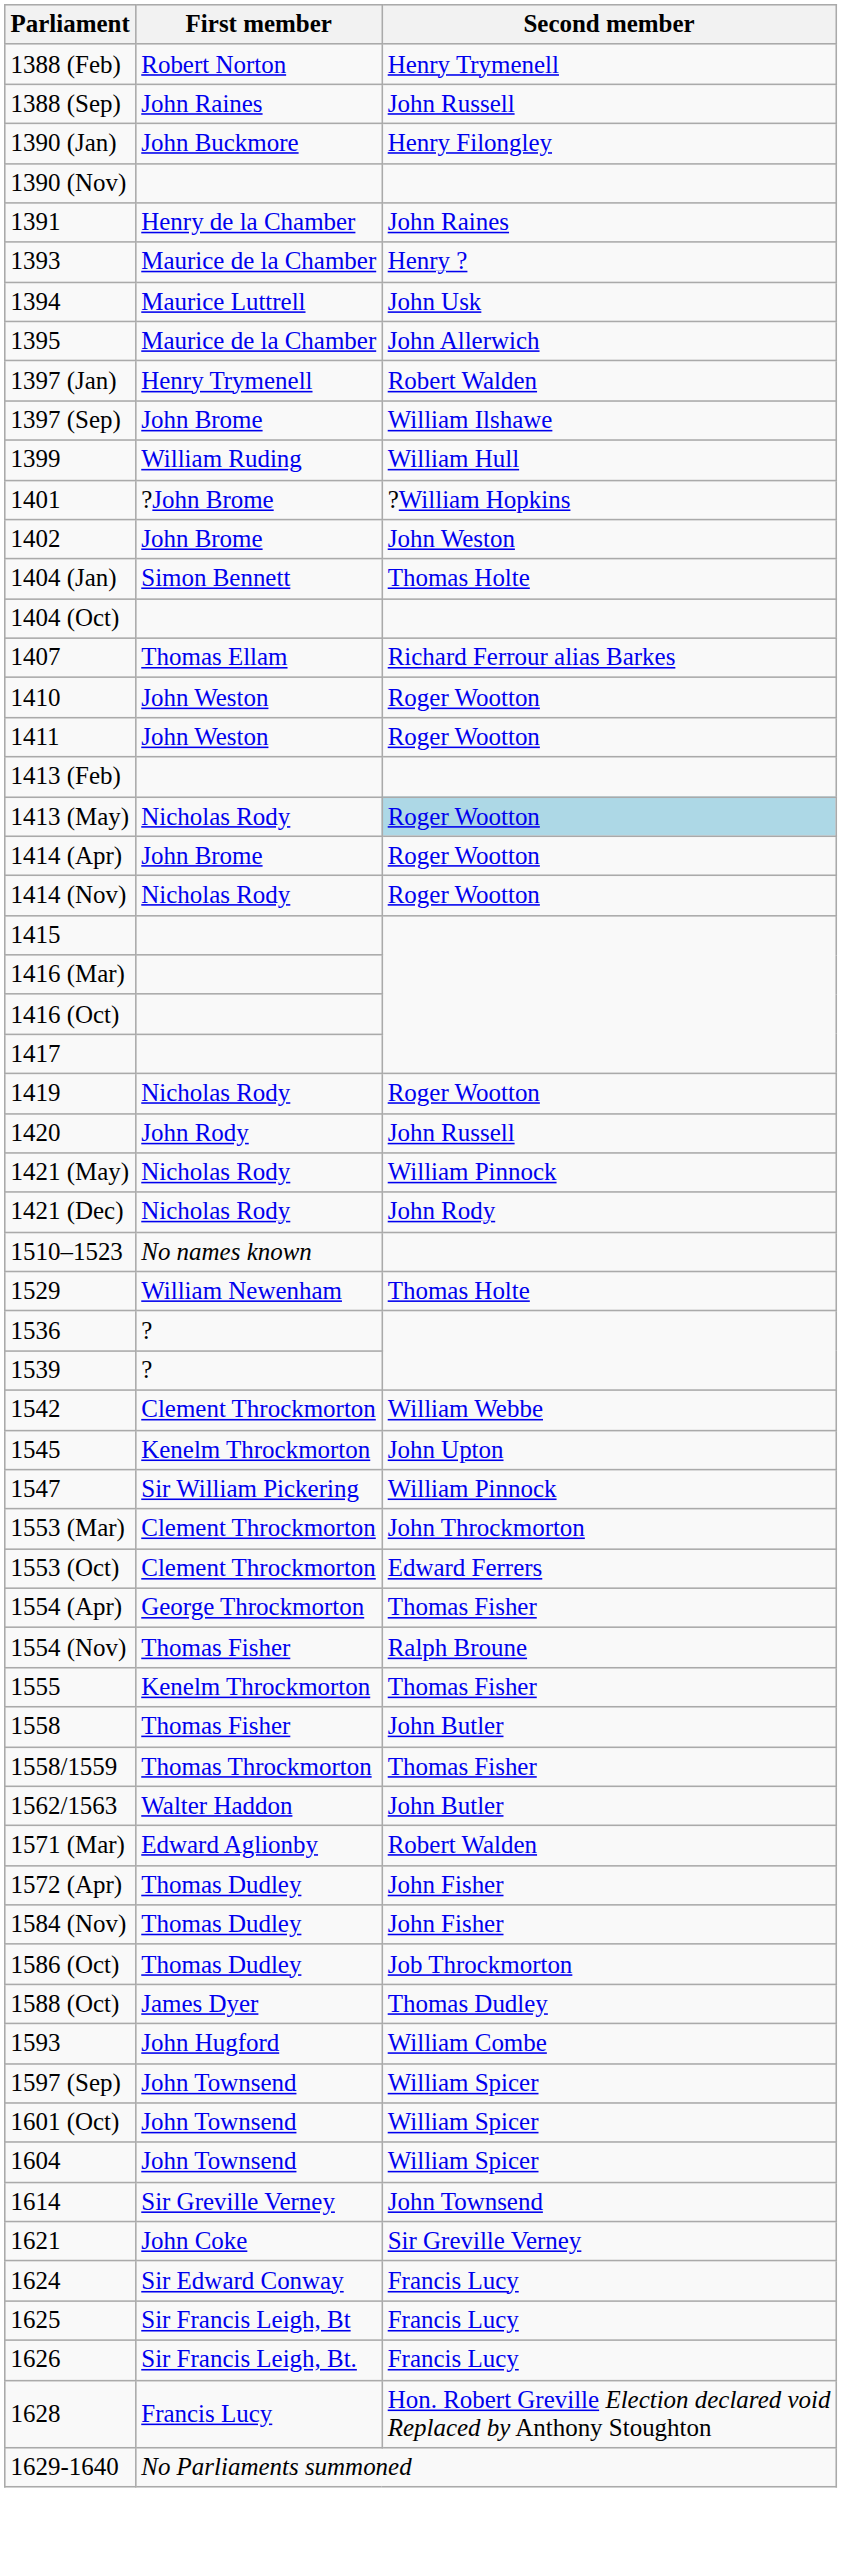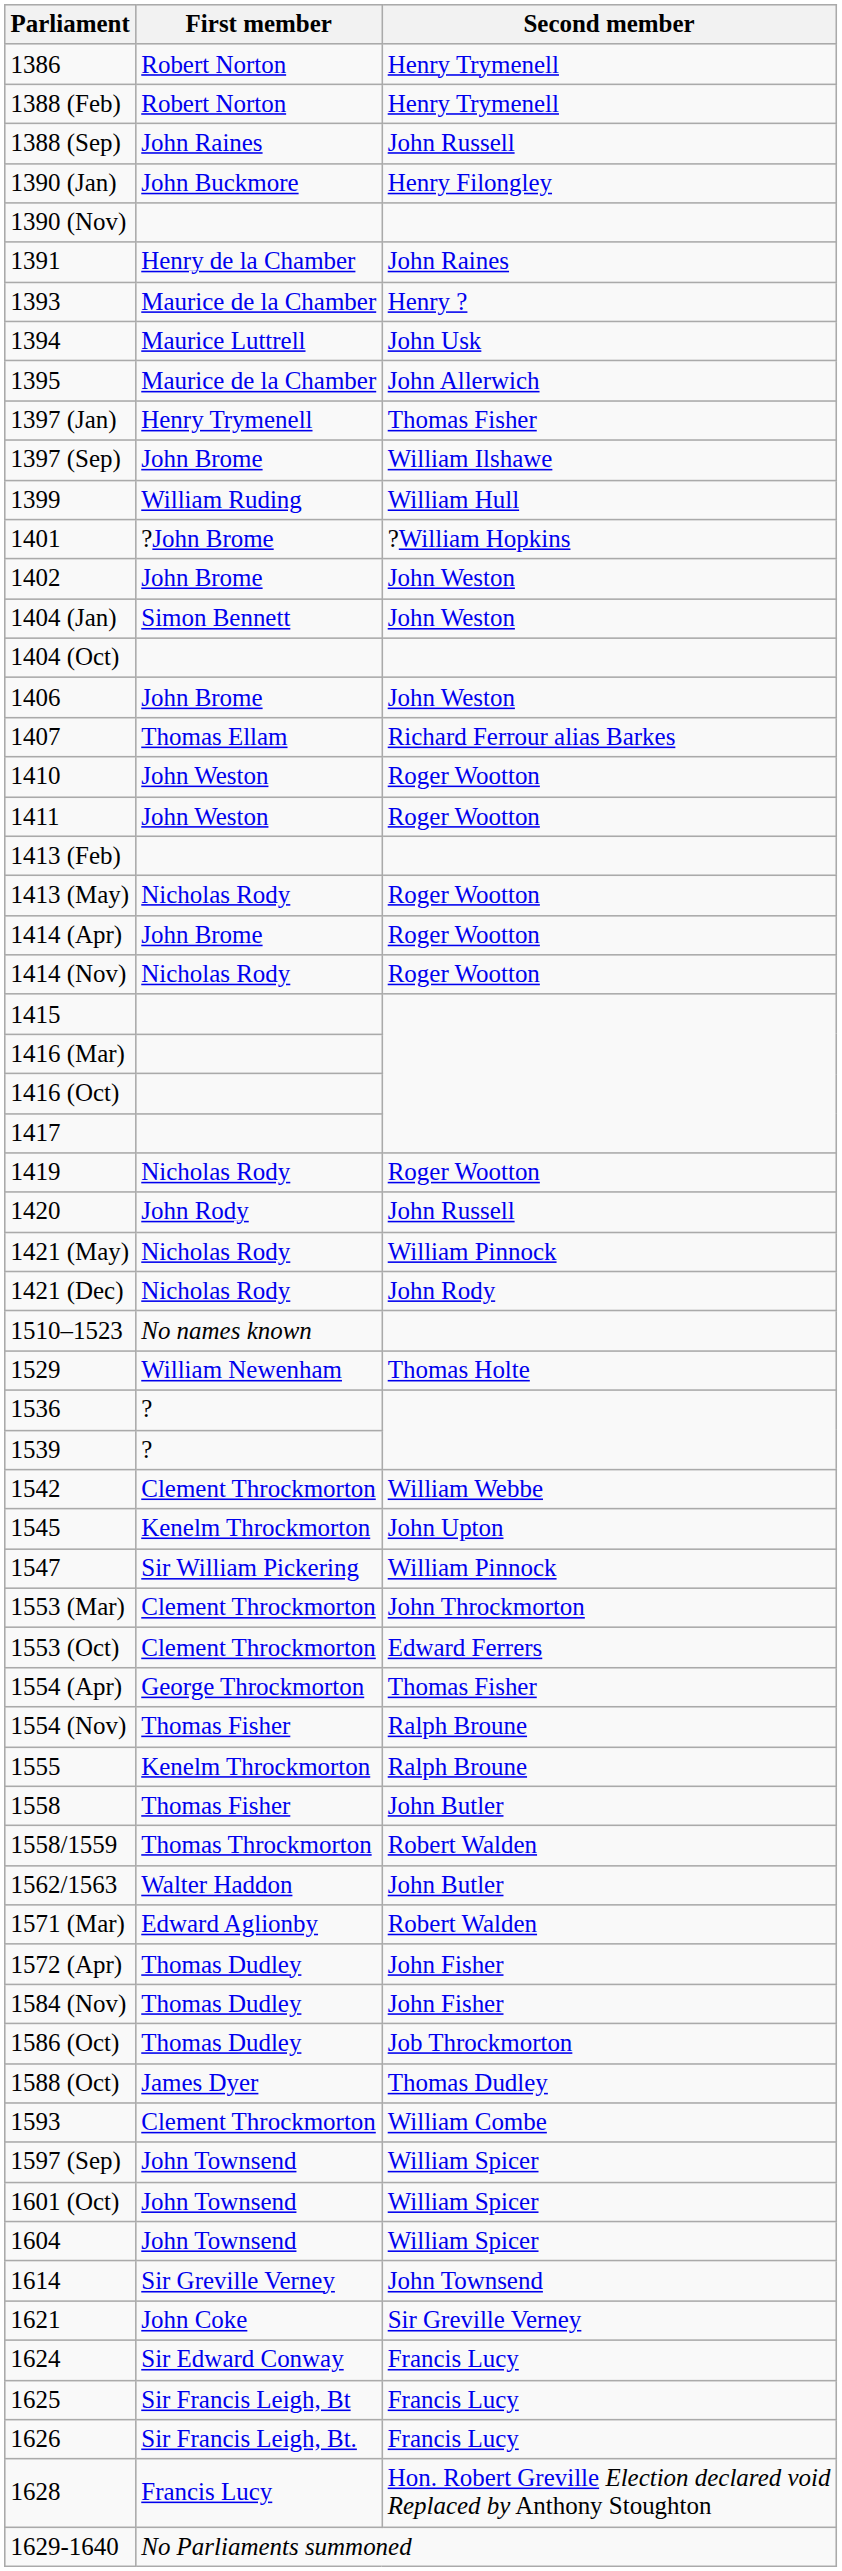+ row: (35, 63)
(462, 380) Robert Walden -> (462, 420) Thomas Fisher
(459, 578) Thomas Holte -> (451, 618) John Weston
+ row: (35, 697)
(464, 815) lightblue background -> (464, 895) no background
(462, 1686) Thomas Fisher -> (457, 1766) Ralph Broune
(462, 1766) Thomas Fisher -> (462, 1845) Robert Walden
(210, 2043) John Hugford -> (259, 2122) Clement Throckmorton
